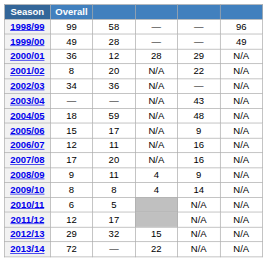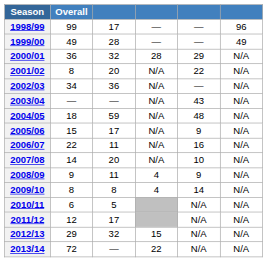(114, 26) 58 -> (114, 26) 17
(114, 56) 12 -> (114, 56) 32
(71, 145) 12 -> (71, 145) 22
(71, 160) 17 -> (71, 160) 14
(199, 160) 16 -> (199, 160) 10
